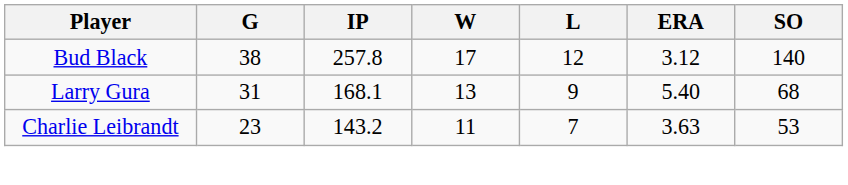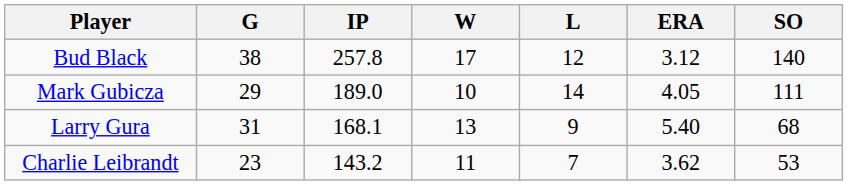+ row: (100, 92)
(681, 127) 3.63 -> (681, 162) 3.62
